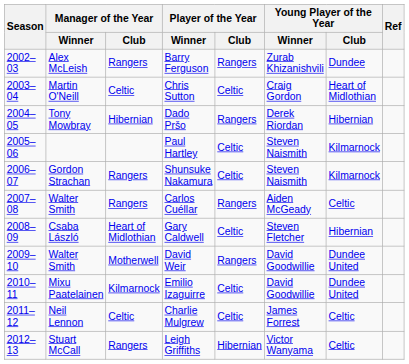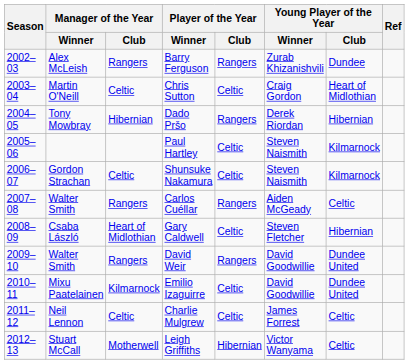(128, 176) Rangers -> (121, 176) Celtic
(133, 260) Motherwell -> (128, 260) Rangers
(128, 345) Rangers -> (133, 345) Motherwell
